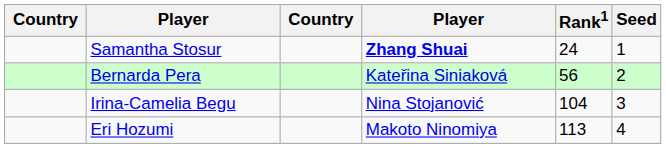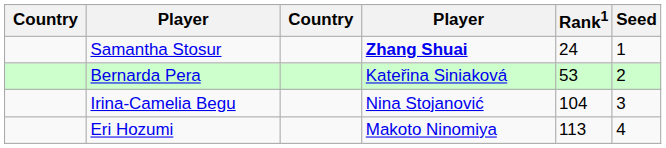(569, 76) 56 -> (569, 76) 53
